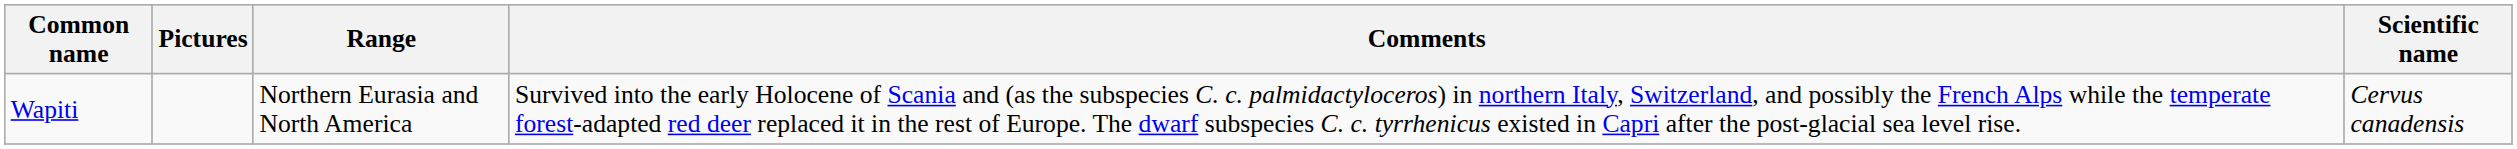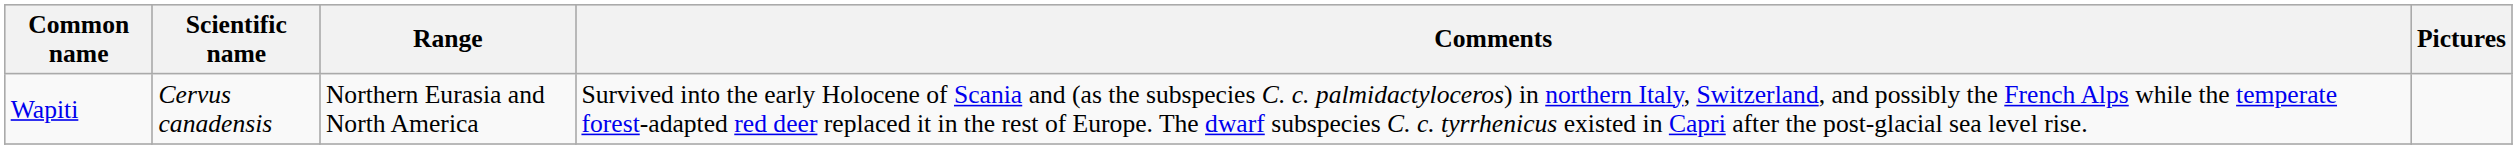columns swapped: (2428, 39) <-> (203, 39)
